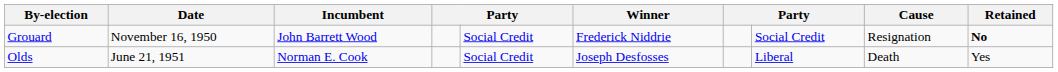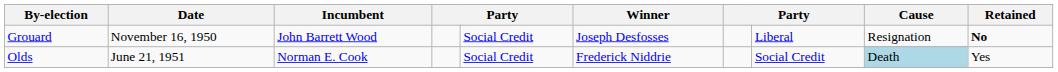(623, 36) Frederick Niddrie -> (622, 36) Joseph Desfosses
(790, 36) Social Credit -> (774, 36) Liberal
(622, 57) Joseph Desfosses -> (623, 57) Frederick Niddrie
(774, 57) Liberal -> (790, 57) Social Credit
(883, 57) no background -> (883, 57) lightblue background
